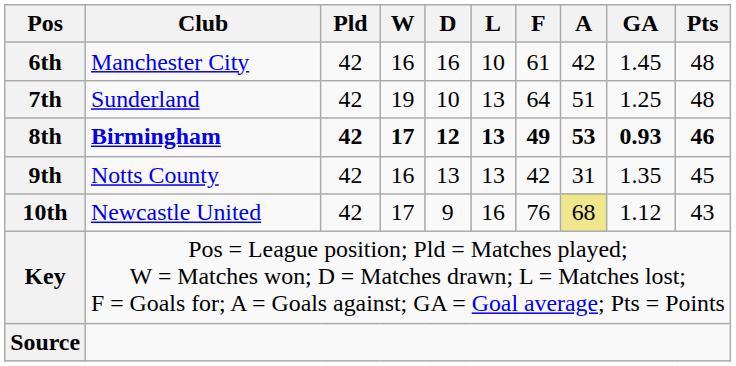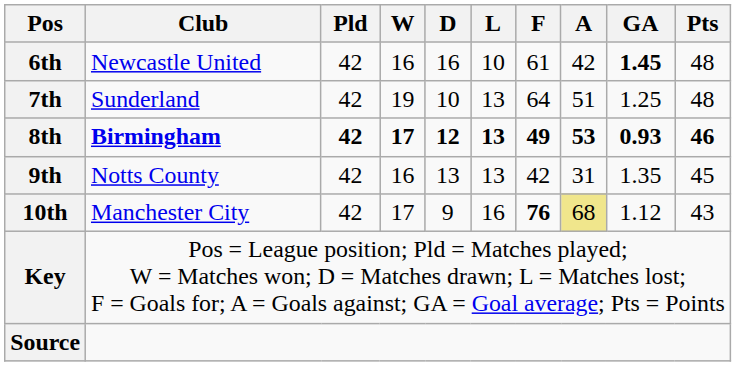(170, 61) Manchester City -> (176, 61) Newcastle United
(640, 61) normal -> (640, 61) bold
(176, 212) Newcastle United -> (170, 212) Manchester City
(538, 212) normal -> (538, 212) bold
